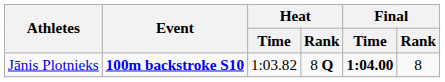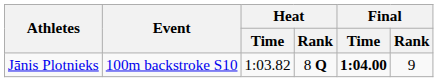(175, 64) bold -> (172, 64) normal
(418, 64) 8 -> (412, 64) 9
